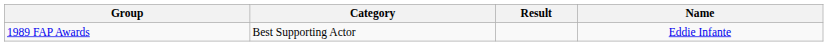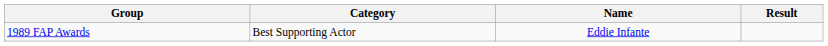columns swapped: (700, 13) <-> (536, 13)
